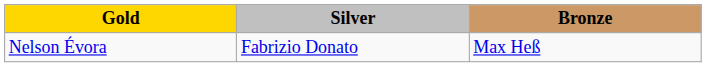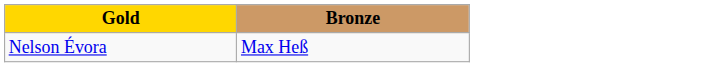- column: (353, 18)
